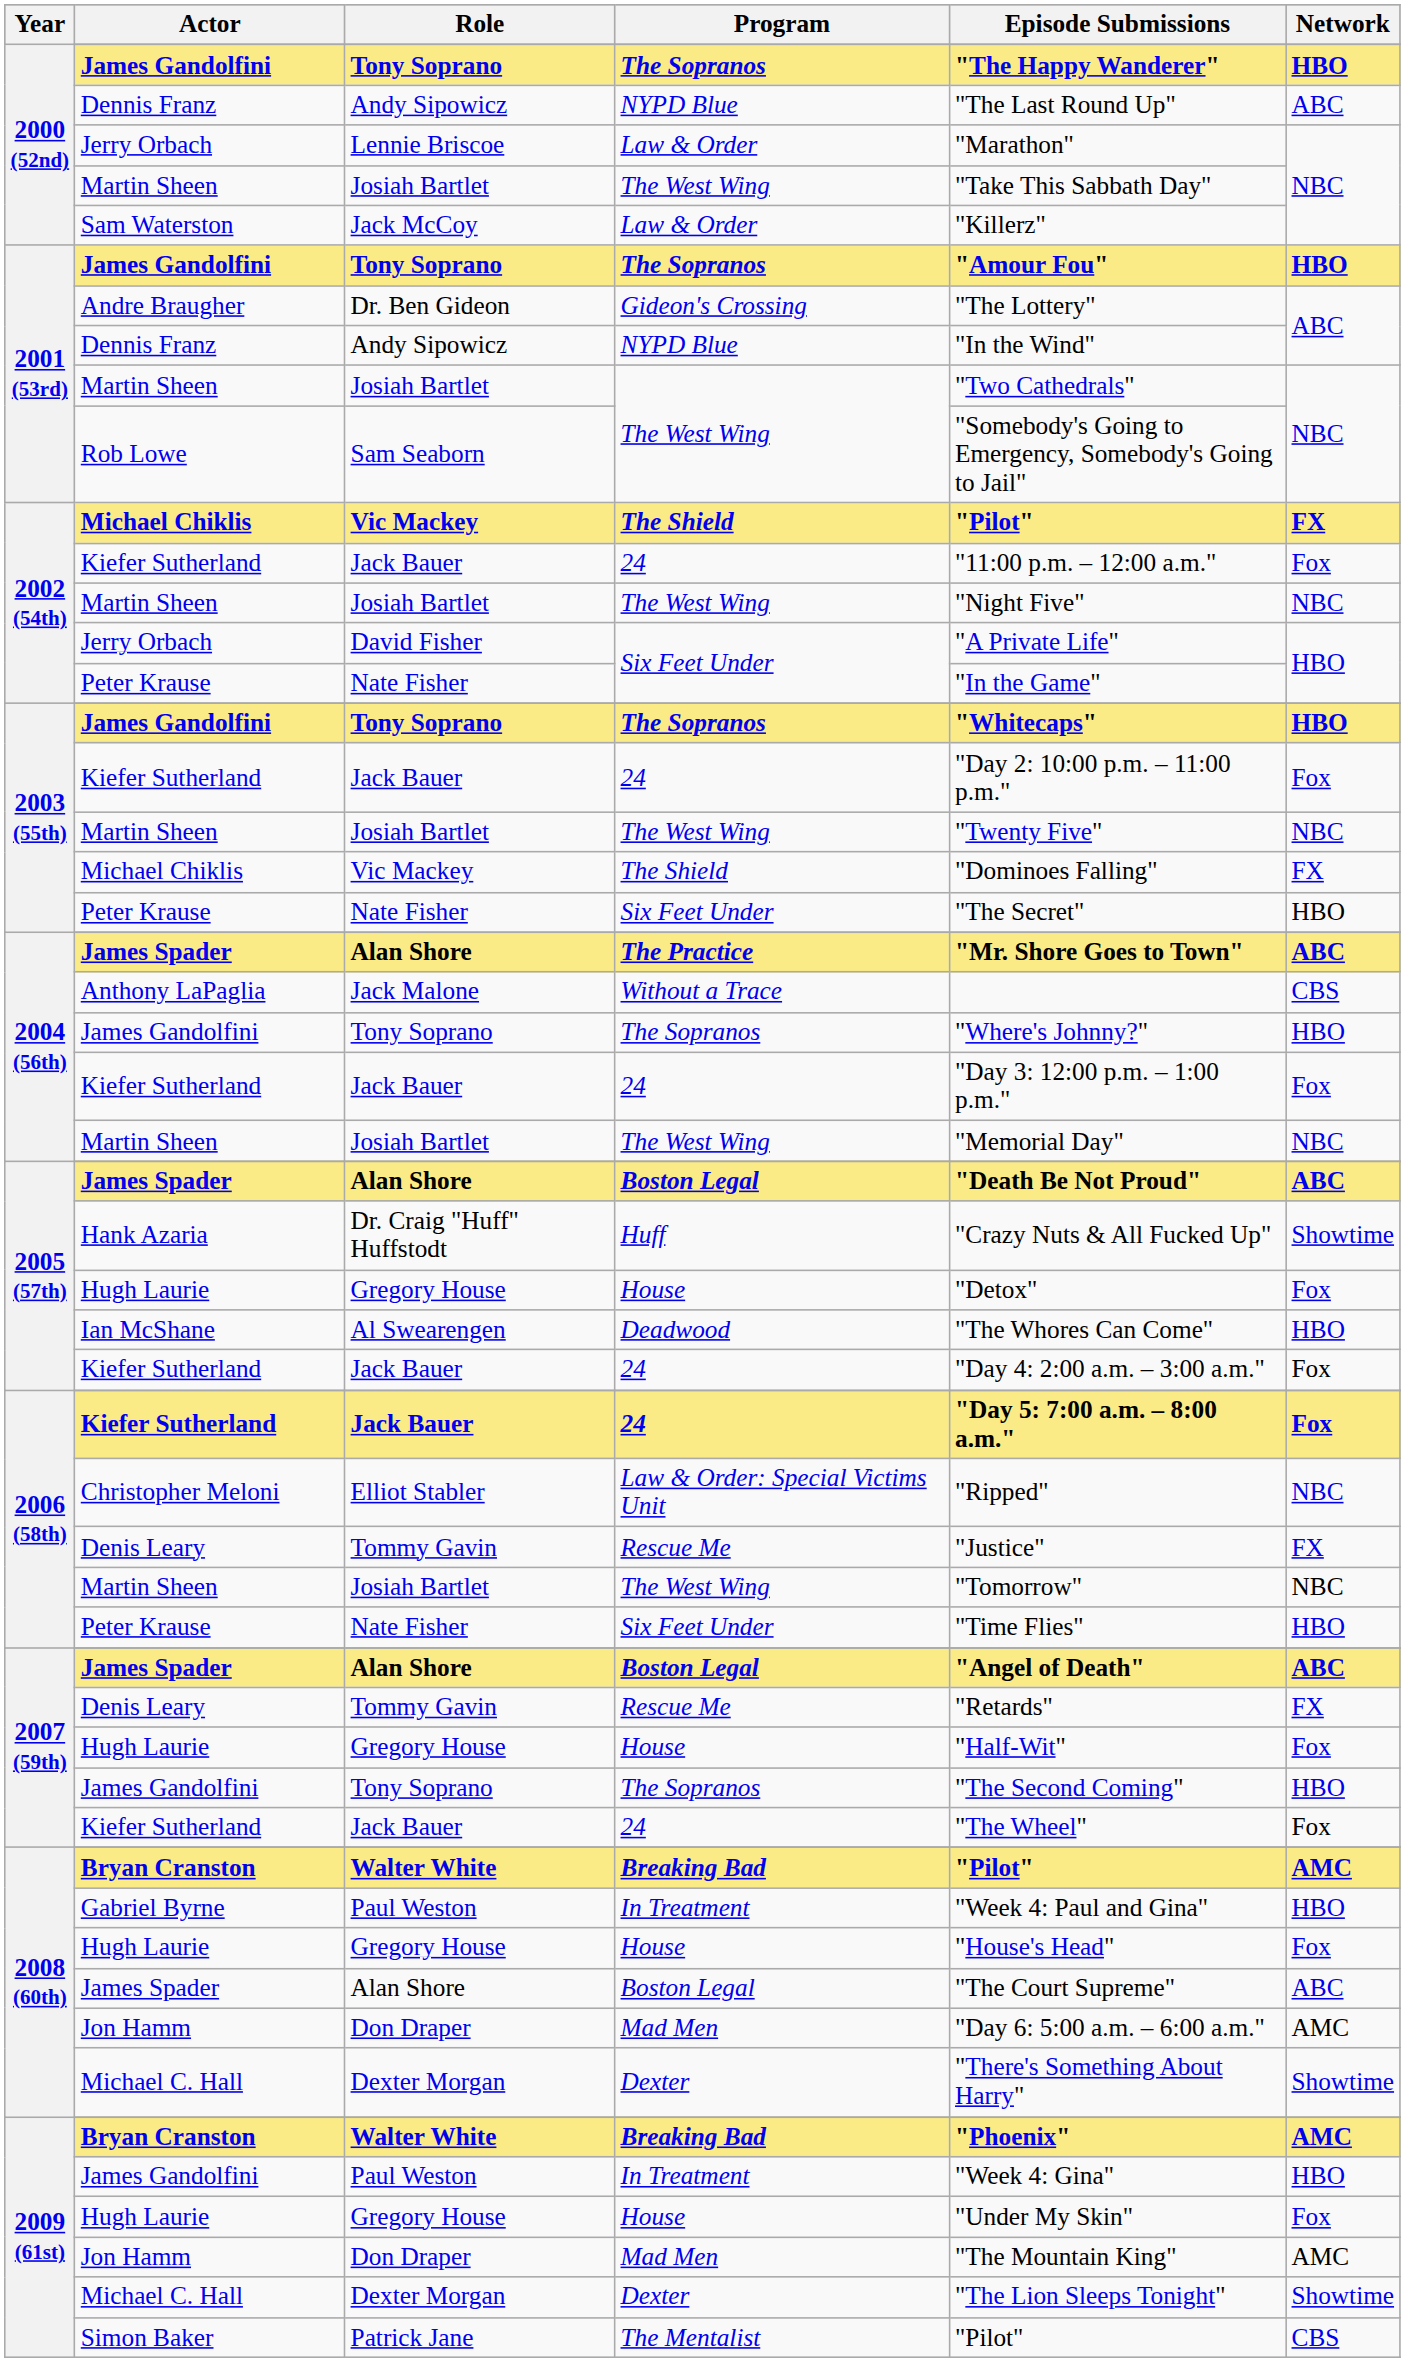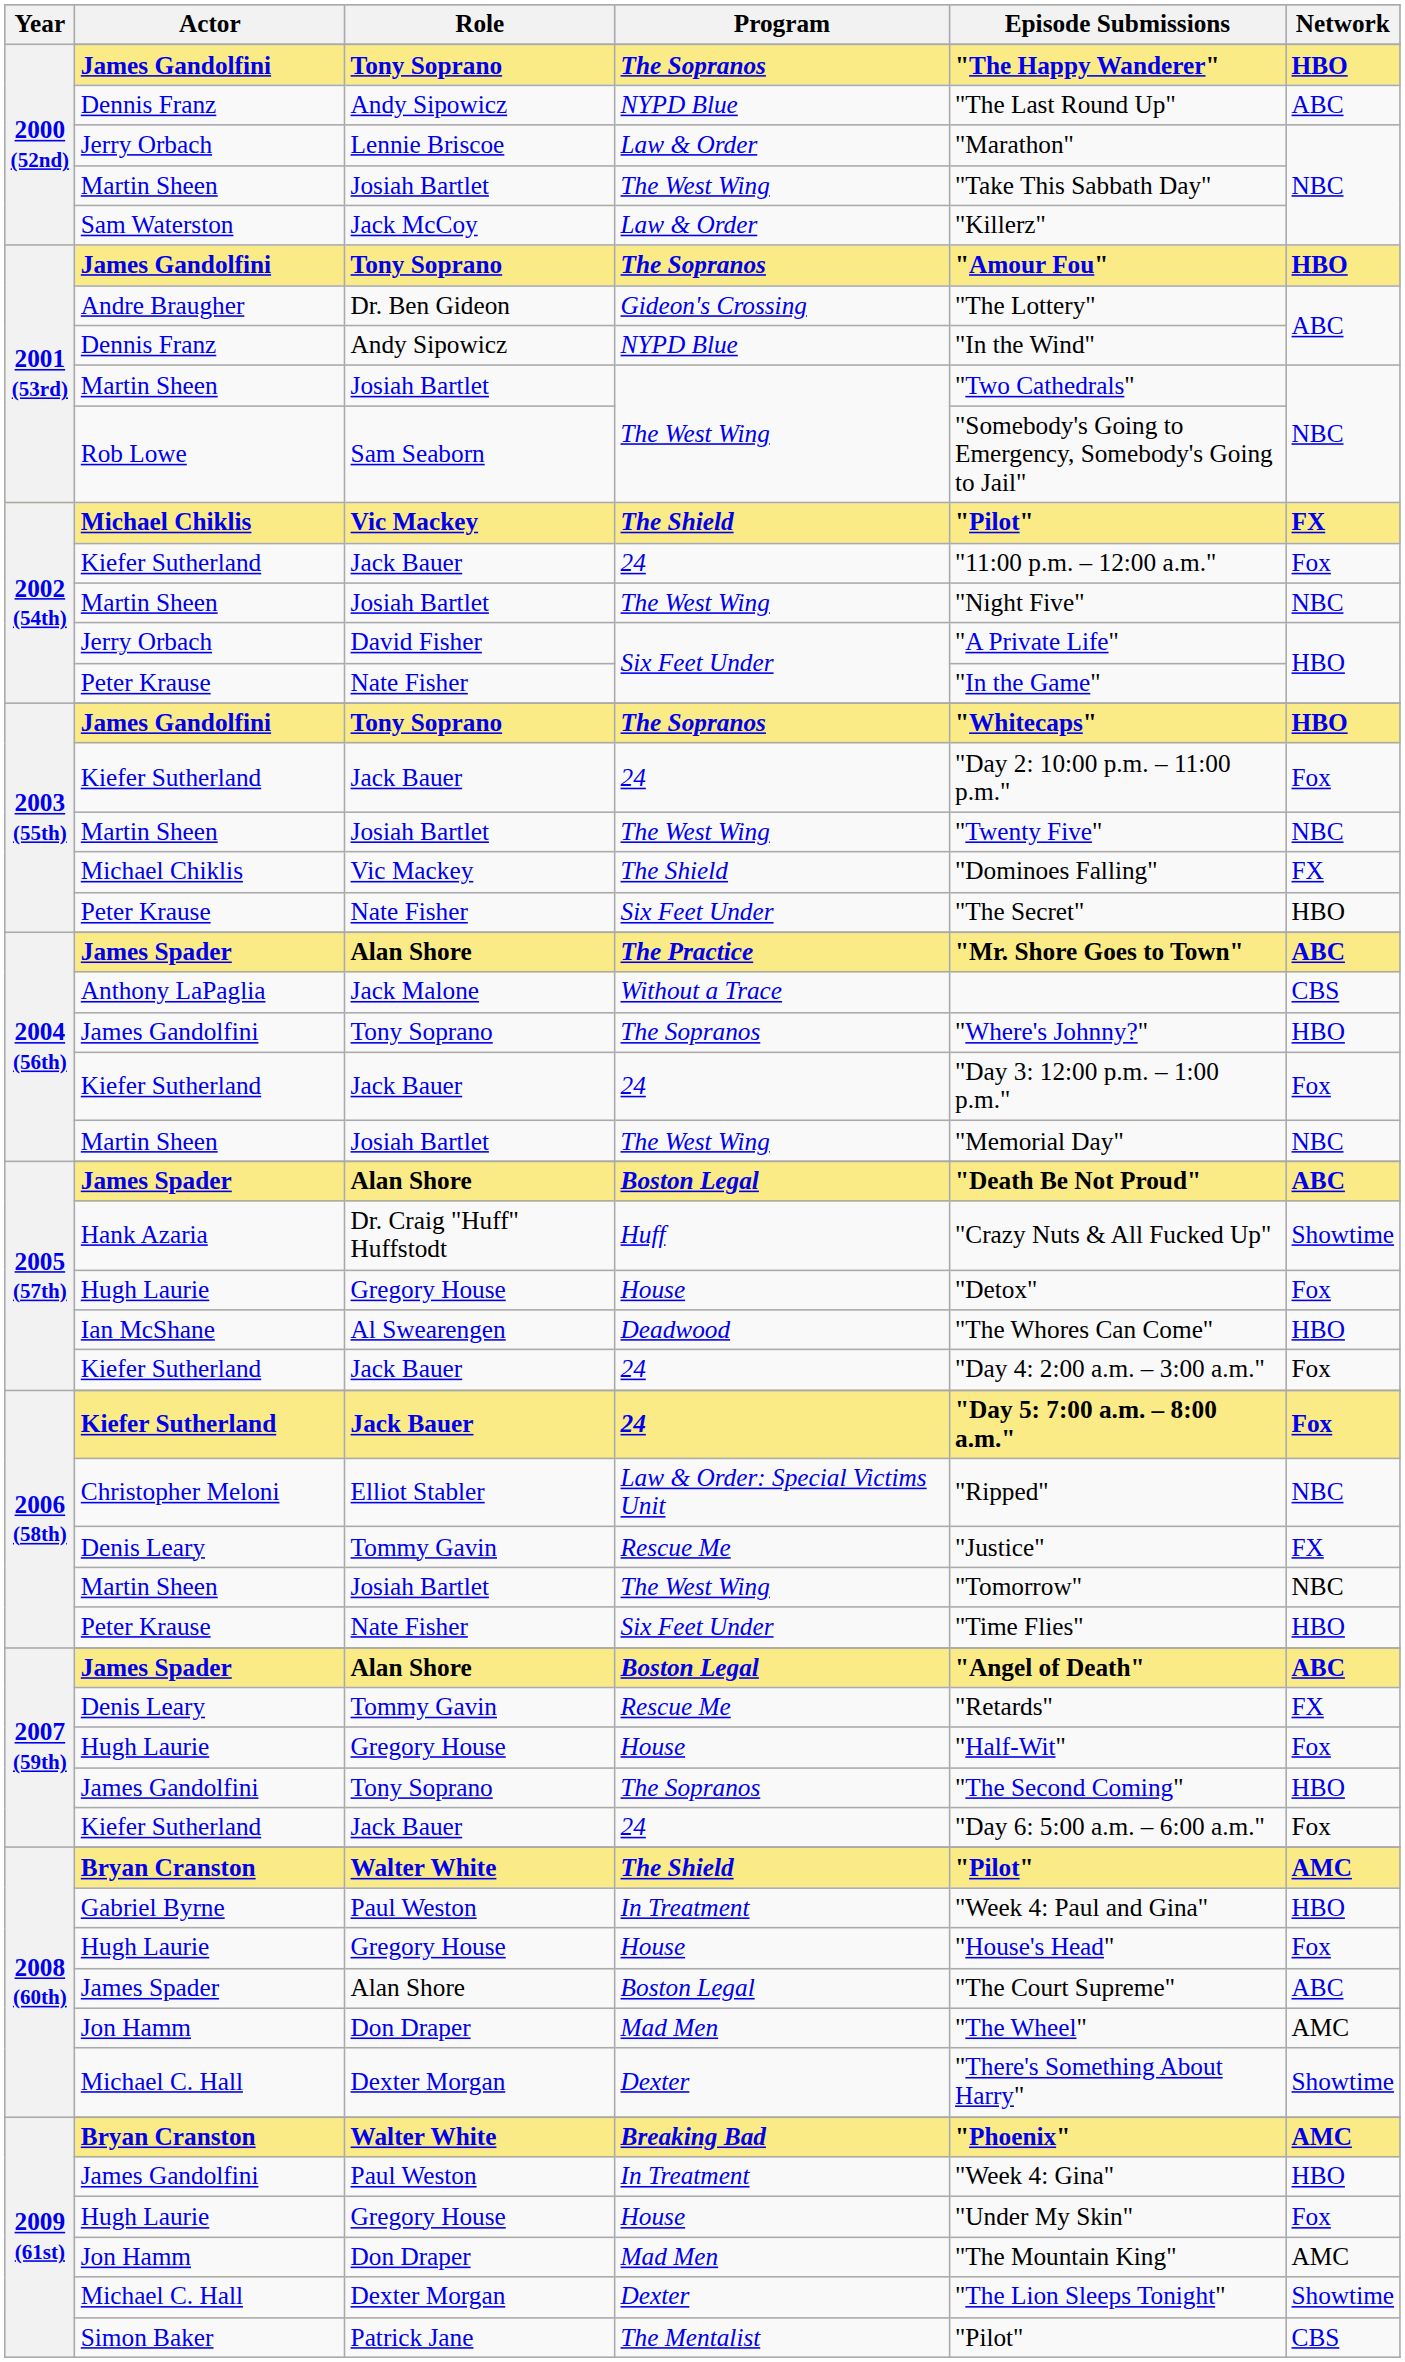(1021, 1827) "The Wheel" -> (1110, 1827) "Day 6: 5:00 a.m. – 6:00 a.m."
(693, 1867) Breaking Bad -> (677, 1867) The Shield
(1110, 2027) "Day 6: 5:00 a.m. – 6:00 a.m." -> (1021, 2027) "The Wheel"
